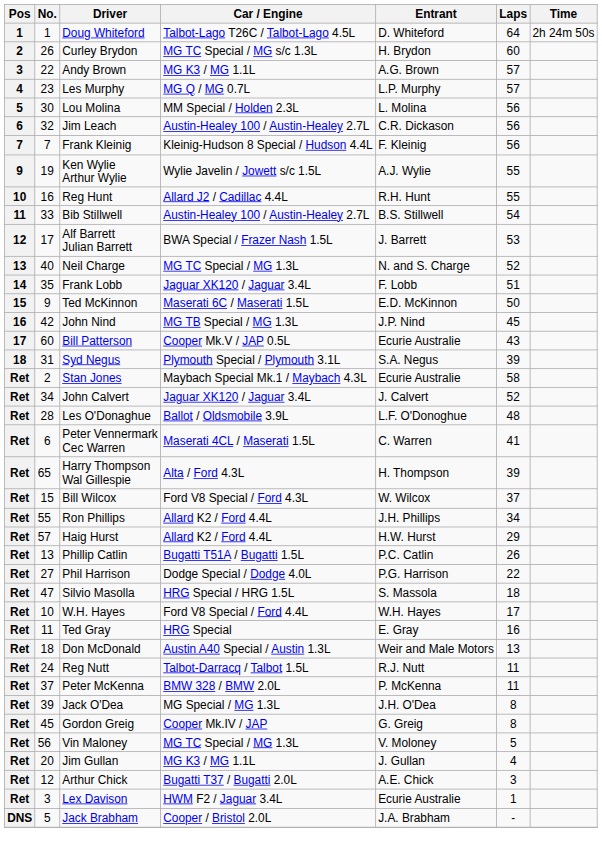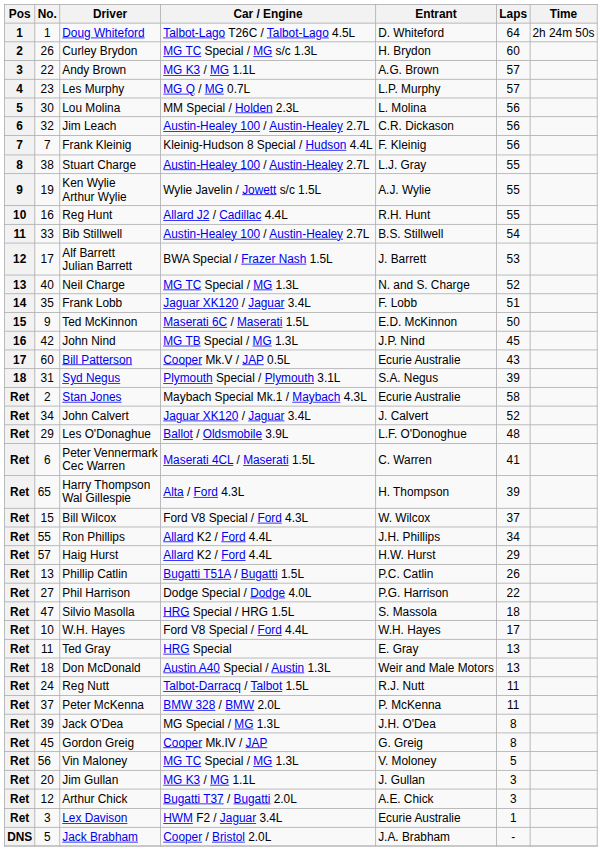+ row: (99, 164)
(47, 416) 28 -> (47, 435) 29
(513, 630) 16 -> (513, 649) 13
(513, 761) 4 -> (513, 780) 3
